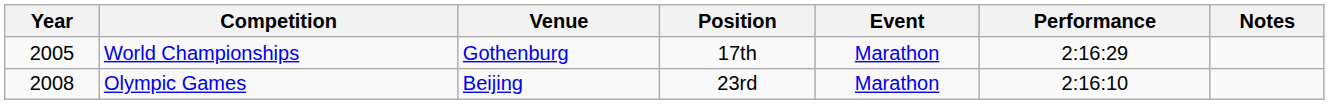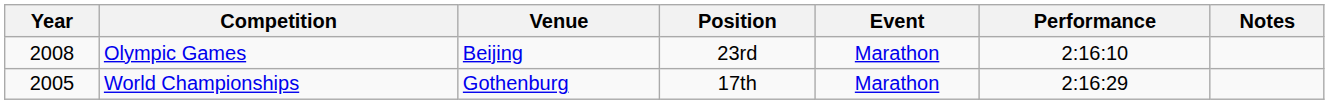rows swapped: (202, 53) <-> (175, 84)
